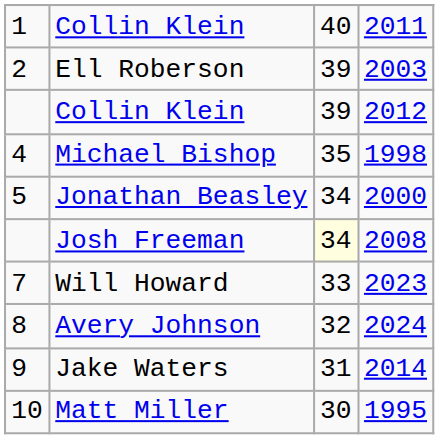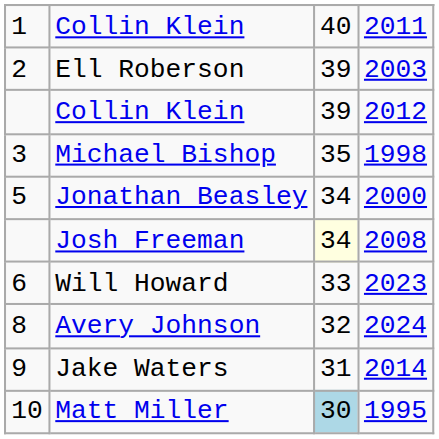(19, 155) 4 -> (19, 155) 3
(19, 283) 7 -> (19, 283) 6
(336, 412) no background -> (336, 412) lightblue background
